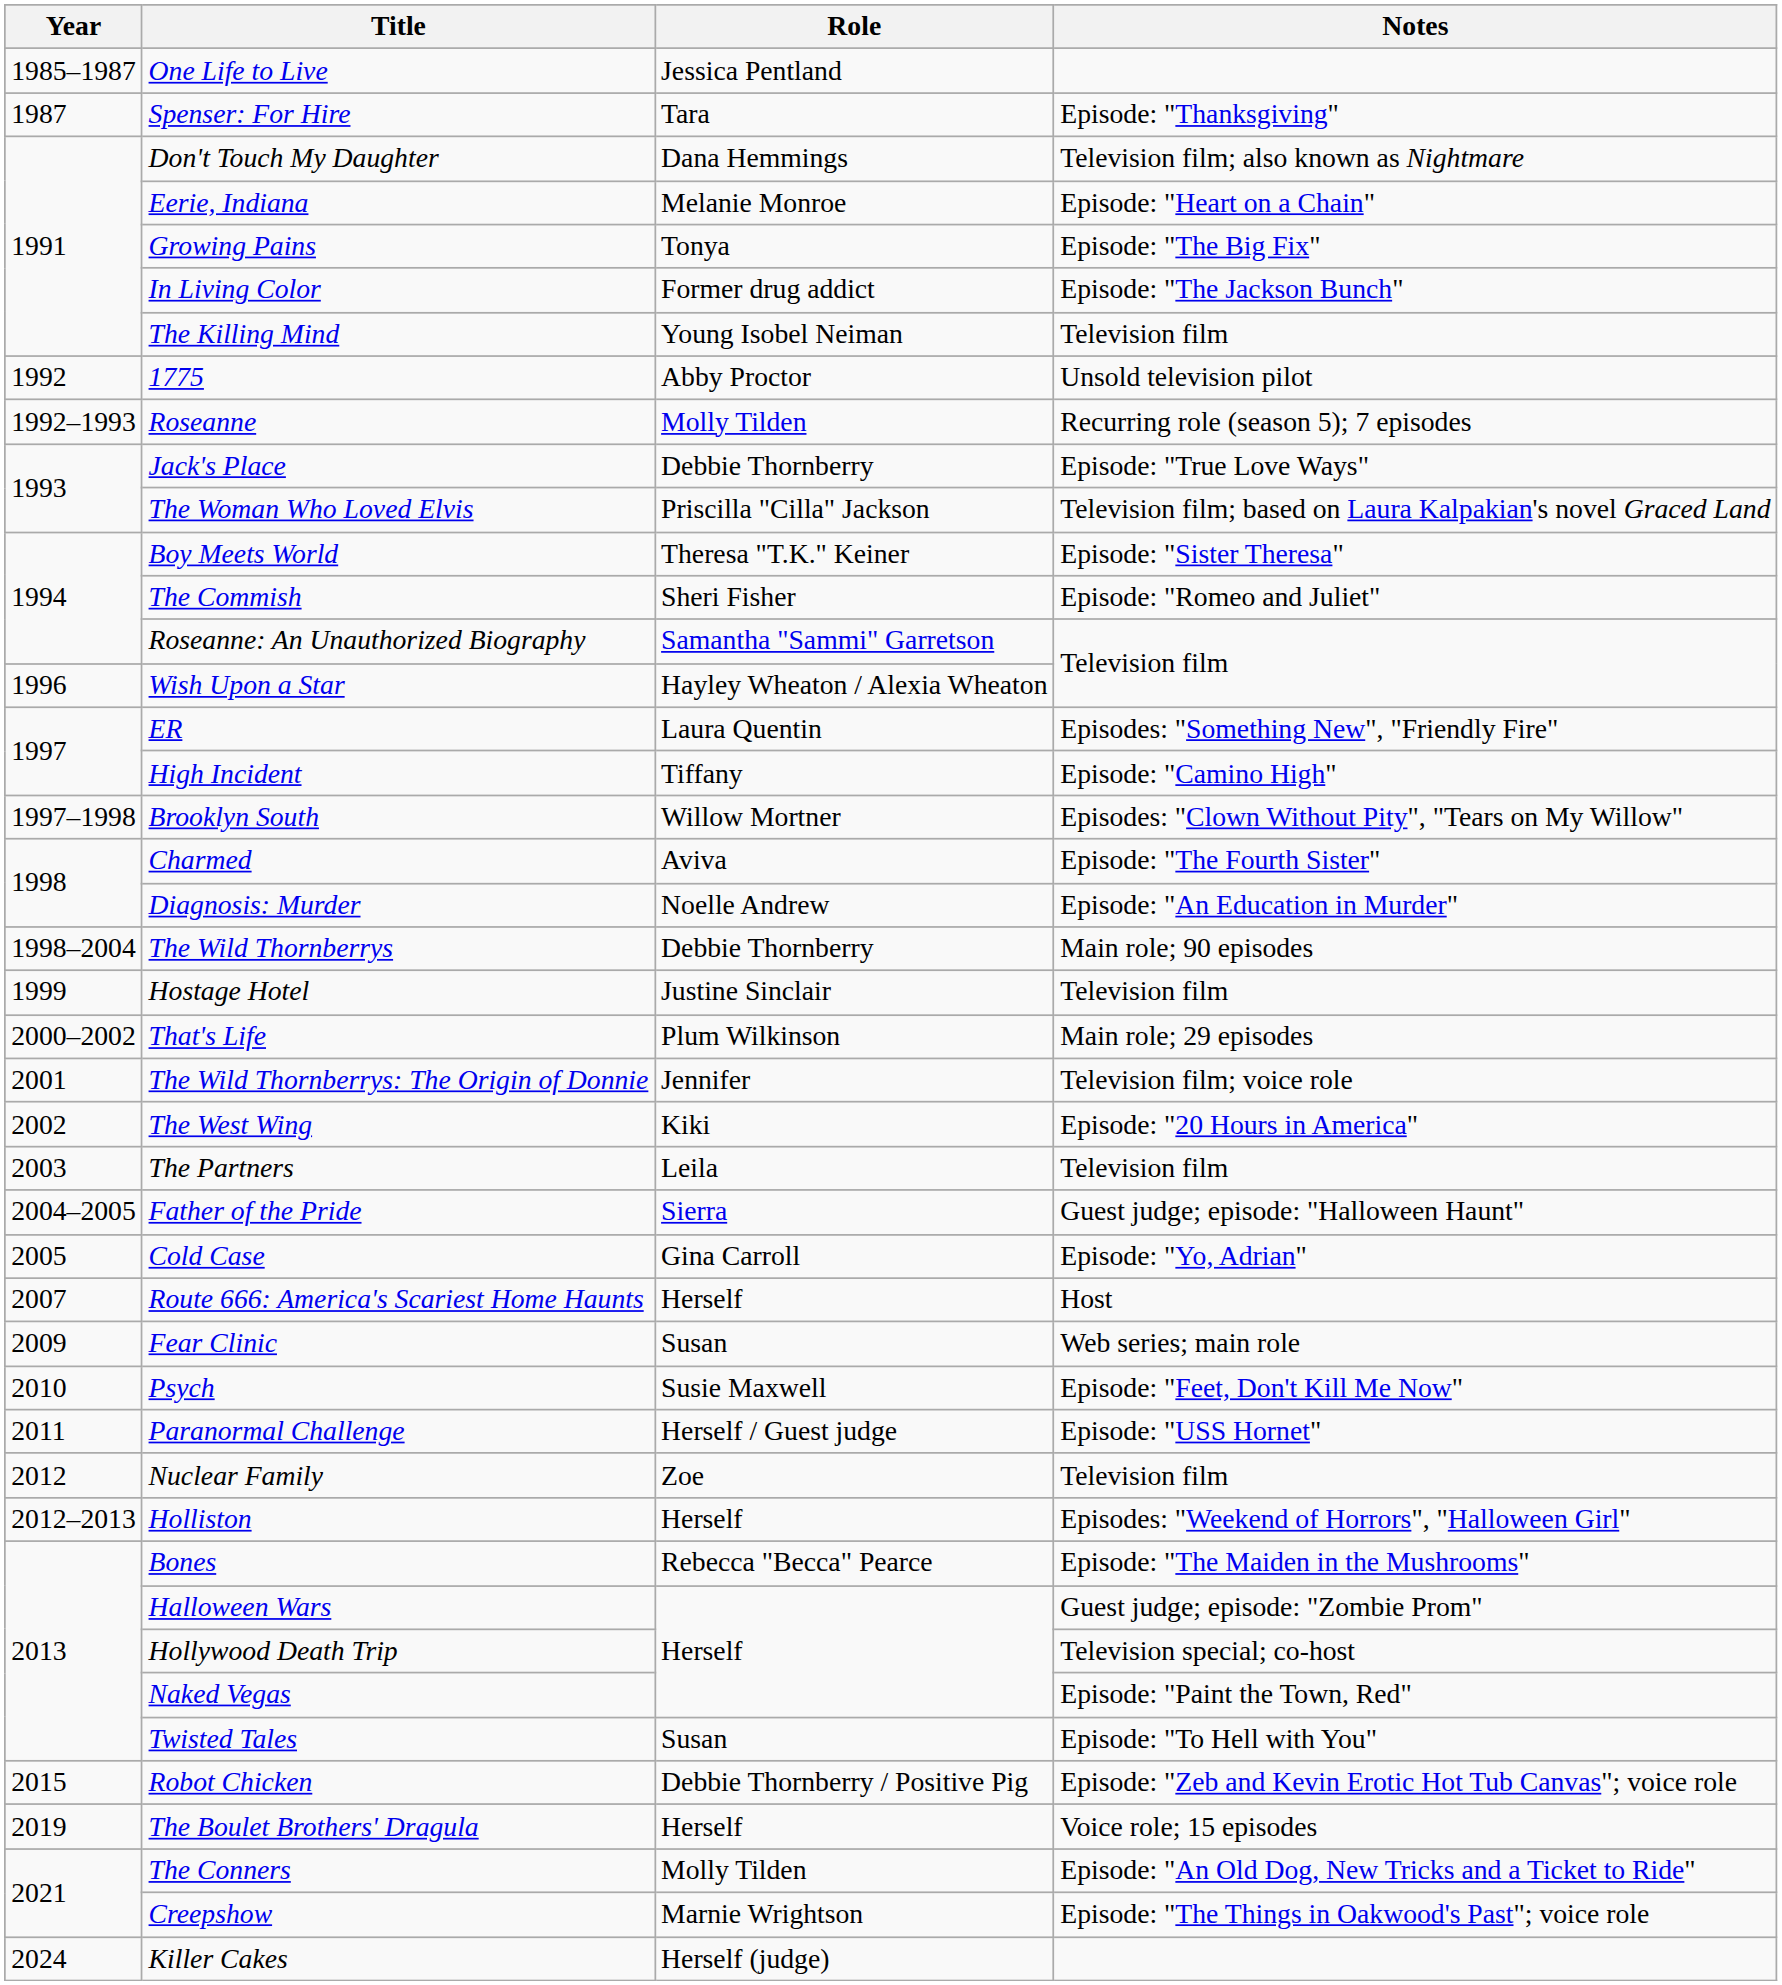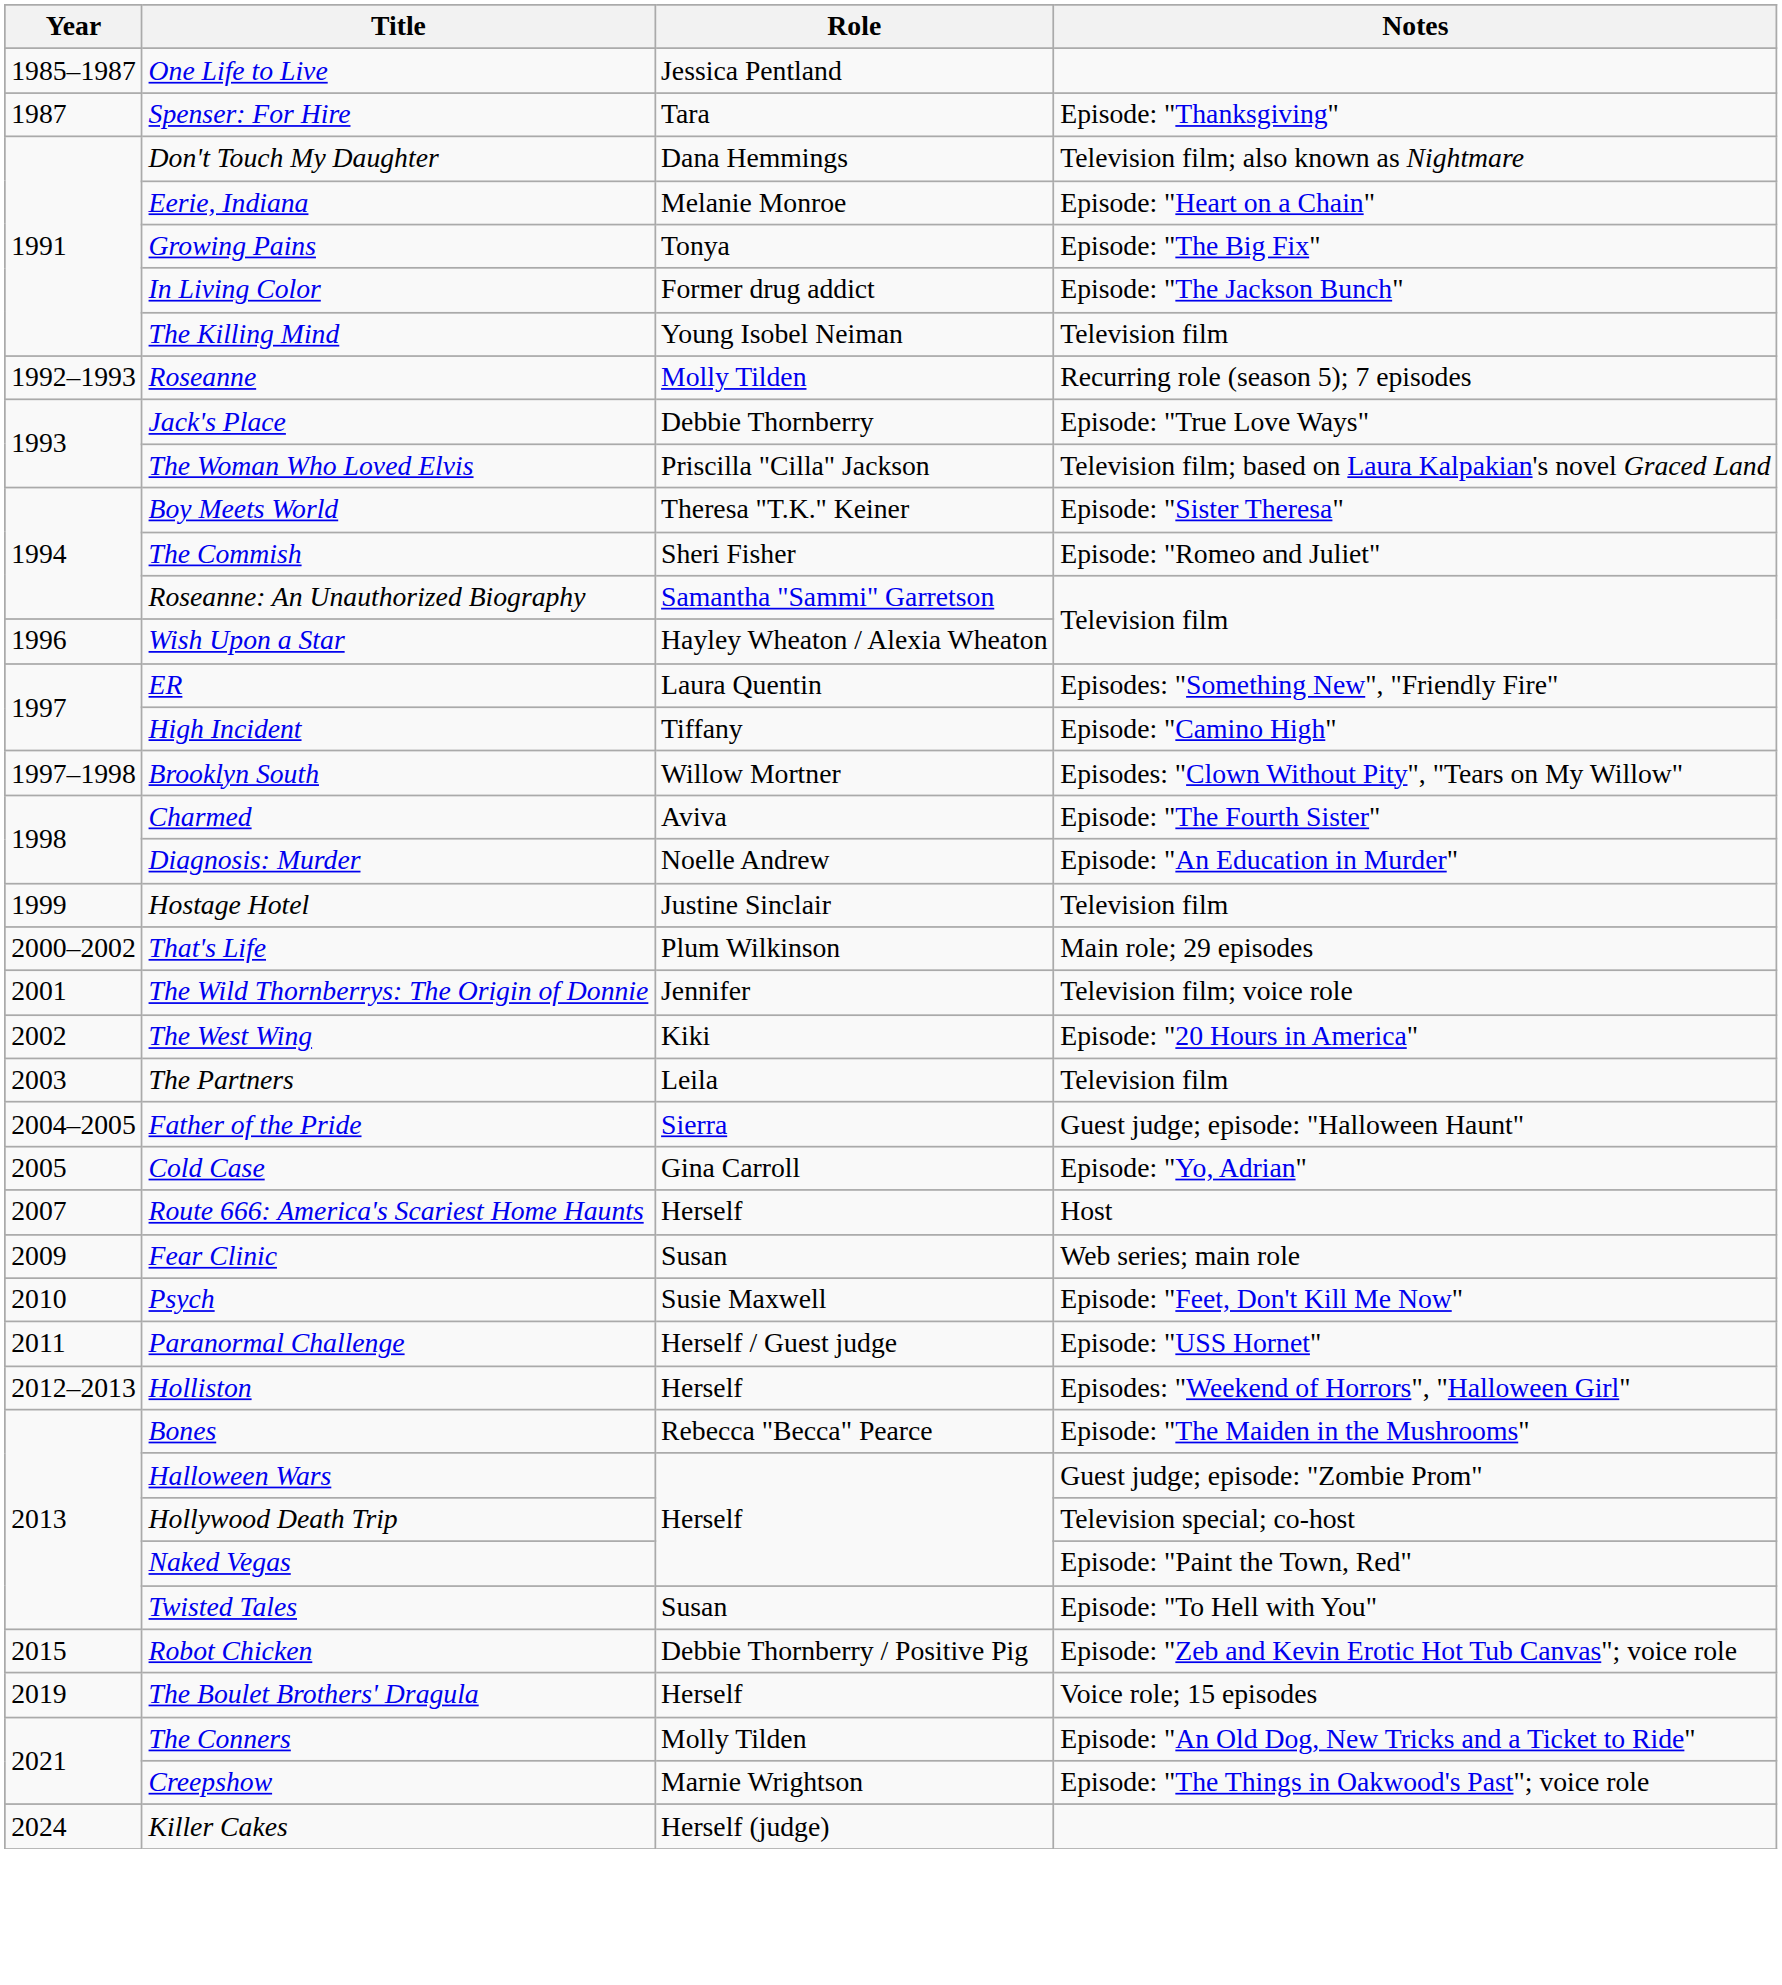- row: (176, 377)
- row: (271, 948)
- row: (236, 1475)
